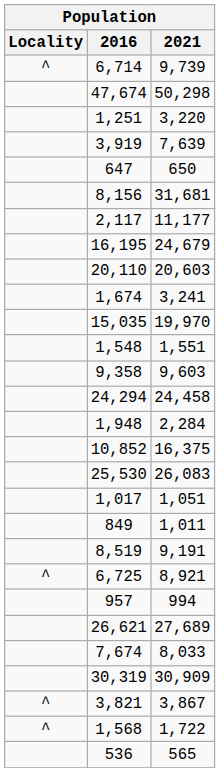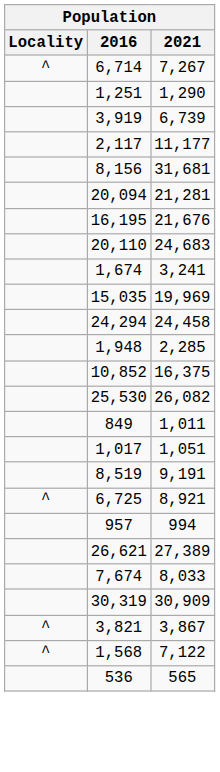(182, 68) 9,739 -> (182, 68) 7,267
- row: (119, 94)
(182, 119) 3,220 -> (182, 94) 1,290
(182, 144) 7,639 -> (182, 119) 6,739
- row: (119, 170)
rows swapped: (119, 221) <-> (119, 195)
+ row: (119, 195)
(182, 246) 24,679 -> (182, 221) 21,676
(182, 272) 20,603 -> (182, 246) 24,683
(182, 322) 19,970 -> (182, 297) 19,969
- row: (119, 348)
- row: (119, 373)
(182, 424) 2,284 -> (182, 348) 2,285
(182, 475) 26,083 -> (182, 399) 26,082
rows swapped: (119, 526) <-> (119, 500)
(182, 628) 27,689 -> (182, 551) 27,389
(182, 729) 1,722 -> (182, 653) 7,122
